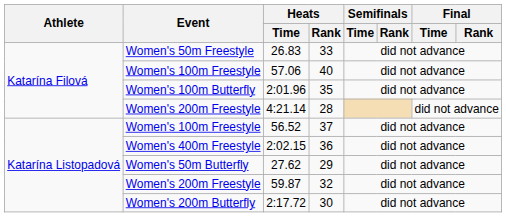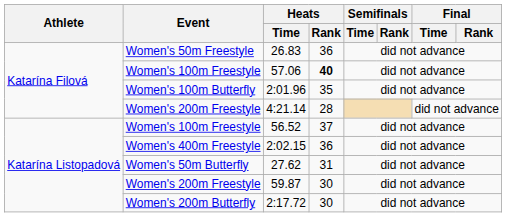(326, 52) 33 -> (326, 52) 36
(326, 71) normal -> (326, 71) bold
(326, 165) 29 -> (326, 165) 31
(326, 184) 32 -> (326, 184) 30
